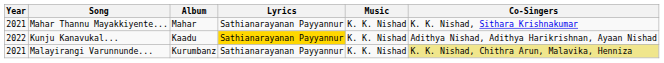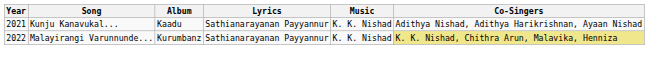- row: (99, 24)
(16, 38) 2022 -> (16, 24) 2021
(282, 38) gold background -> (267, 24) no background
(16, 51) 2021 -> (16, 38) 2022
